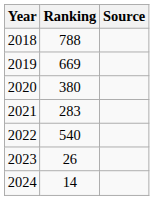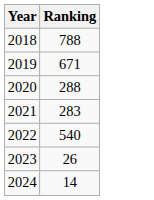- column: (124, 16)
(70, 64) 669 -> (70, 64) 671
(70, 88) 380 -> (70, 88) 288
